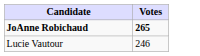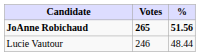+ column: (182, 12)
